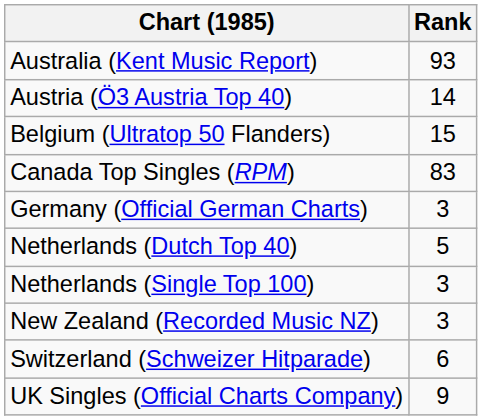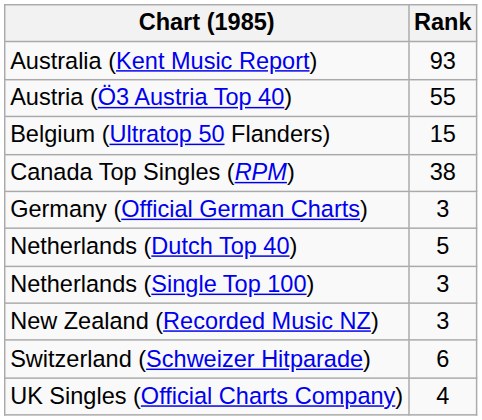(443, 97) 14 -> (443, 97) 55
(443, 172) 83 -> (443, 172) 38
(443, 396) 9 -> (443, 396) 4
